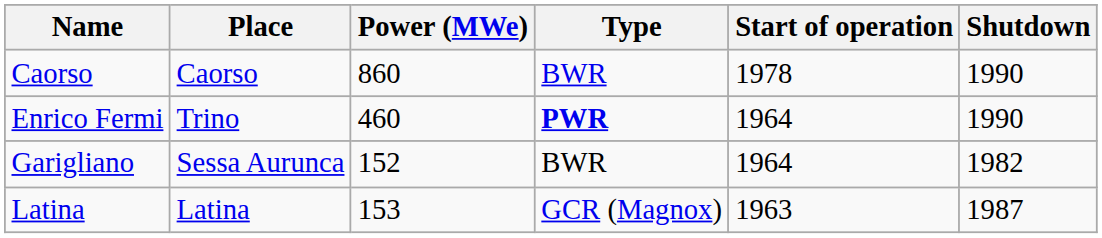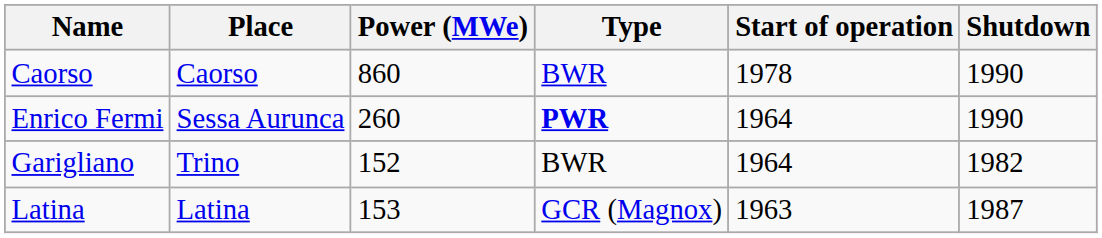(208, 118) Trino -> (261, 118) Sessa Aurunca
(379, 118) 460 -> (379, 118) 260
(261, 163) Sessa Aurunca -> (208, 163) Trino
